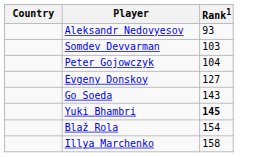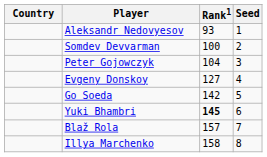+ column: (248, 14)
(211, 47) 103 -> (211, 47) 100
(211, 95) 143 -> (211, 95) 142
(211, 128) 154 -> (211, 128) 157
